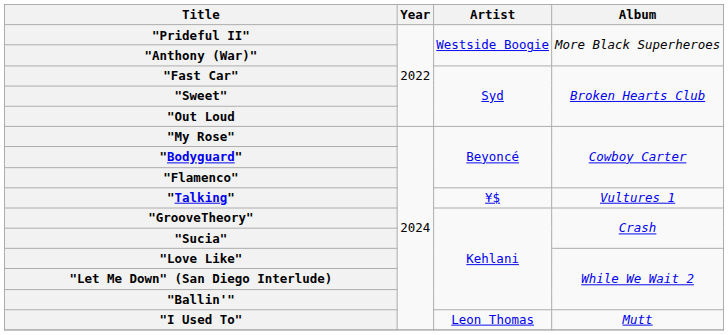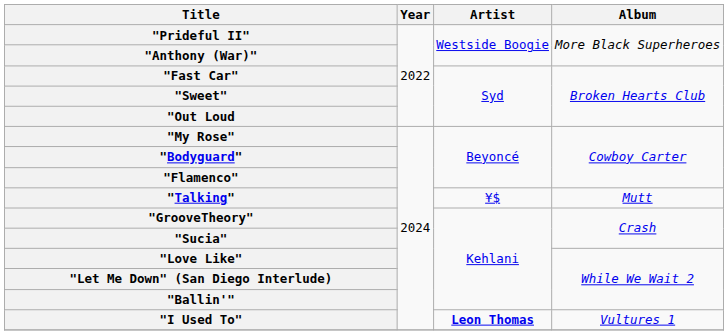(638, 198) Vultures 1 -> (638, 198) Mutt
(493, 320) normal -> (493, 320) bold
(638, 320) Mutt -> (638, 320) Vultures 1
